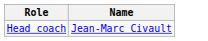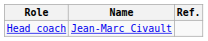+ column: (189, 12)
